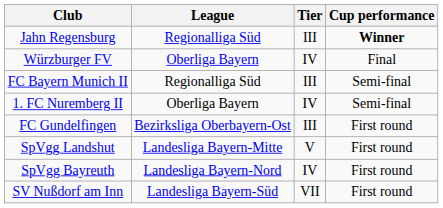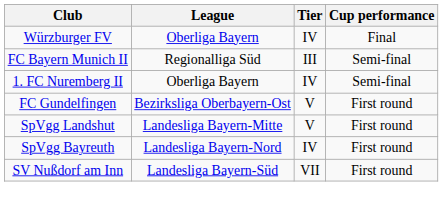- row: (68, 37)
(310, 125) III -> (310, 103) V
